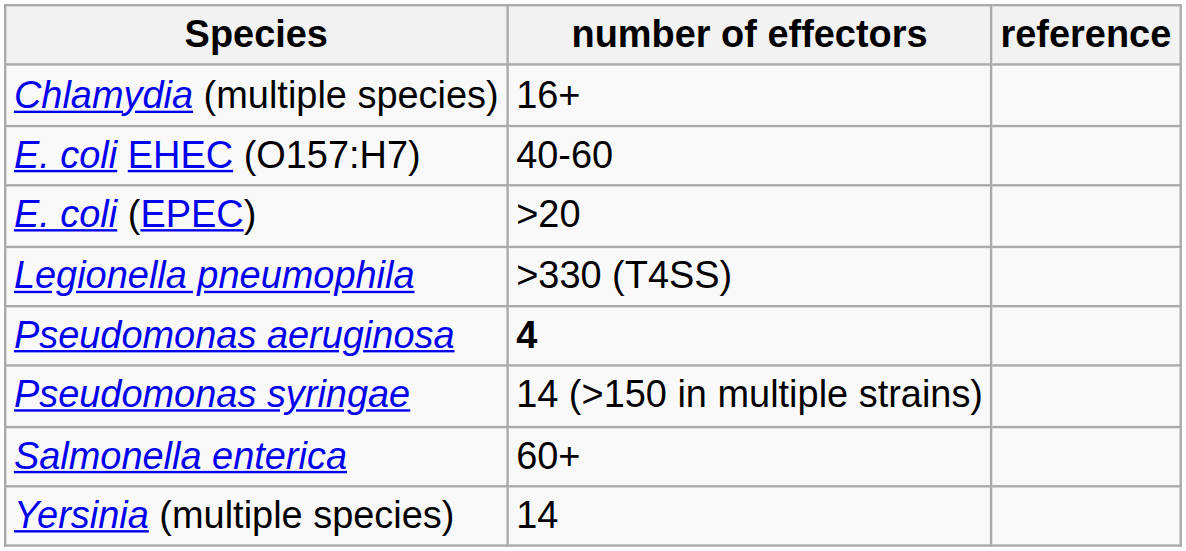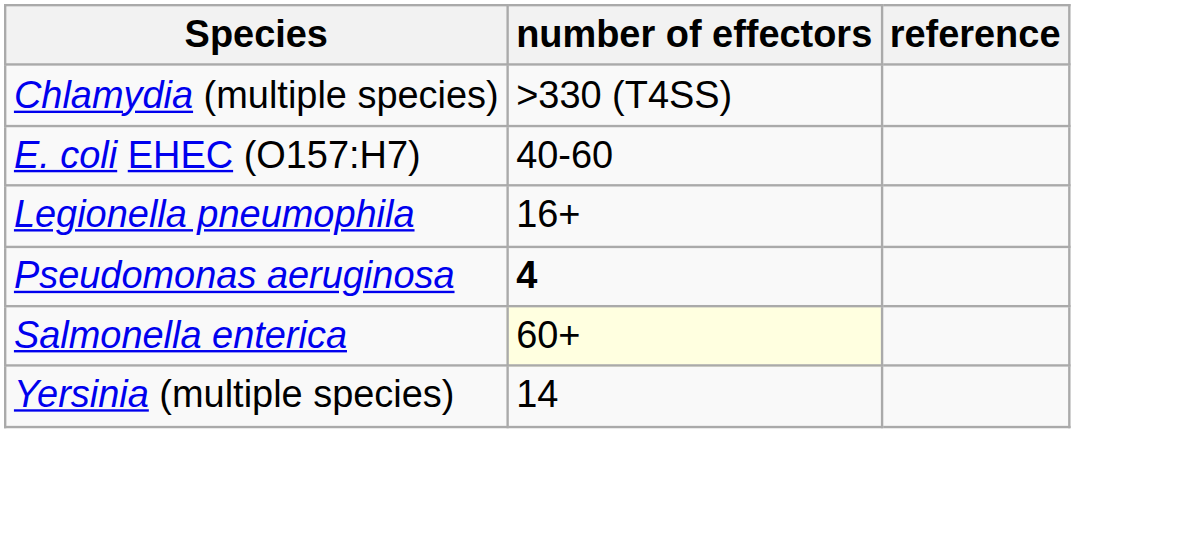(548, 94) 16+ -> (624, 94) >330 (T4SS)
- row: (135, 214)
(624, 275) >330 (T4SS) -> (548, 214) 16+
- row: (212, 395)
(548, 455) no background -> (548, 335) lightyellow background
